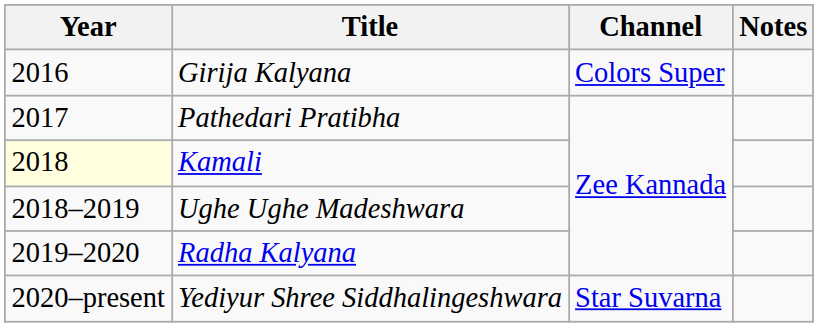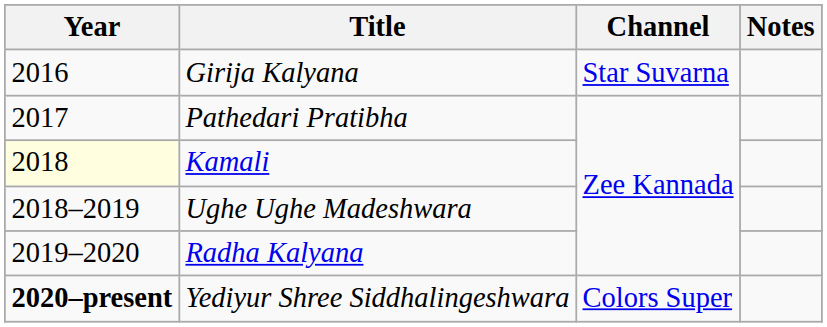(650, 72) Colors Super -> (656, 72) Star Suvarna
(88, 298) normal -> (92, 298) bold
(648, 298) Star Suvarna -> (657, 298) Colors Super
